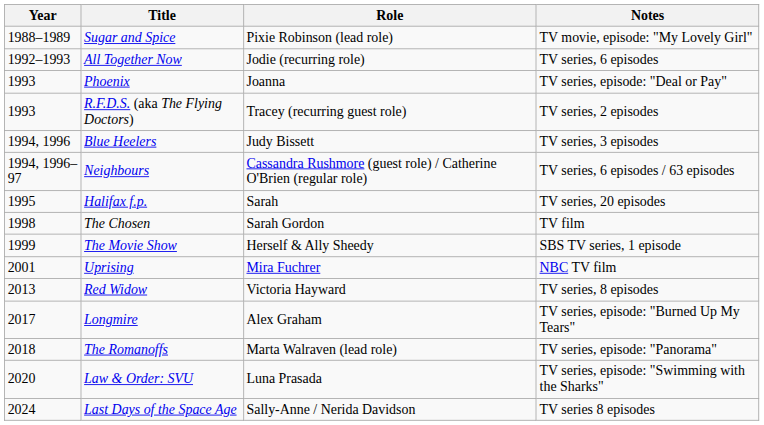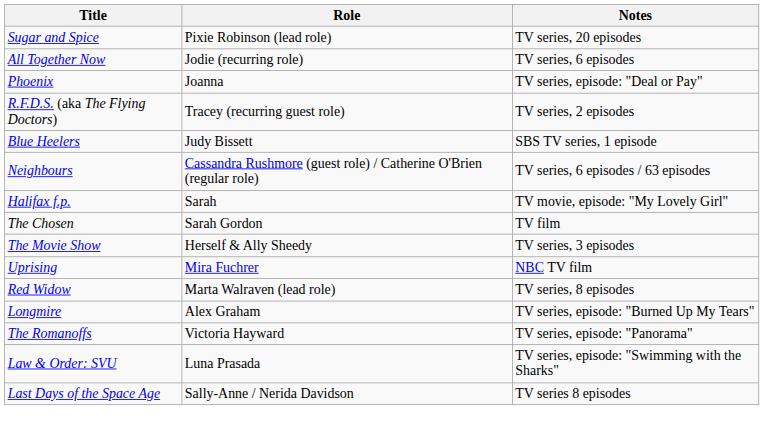- column: (43, 15)
(646, 37) TV movie, episode: "My Lovely Girl" -> (578, 37) TV series, 20 episodes
(599, 141) TV series, 3 episodes -> (586, 141) SBS TV series, 1 episode
(602, 201) TV series, 20 episodes -> (622, 201) TV movie, episode: "My Lovely Girl"
(610, 245) SBS TV series, 1 episode -> (575, 245) TV series, 3 episodes
(296, 289) Victoria Hayward -> (260, 289) Marta Walraven (lead role)
(322, 349) Marta Walraven (lead role) -> (234, 333) Victoria Hayward
